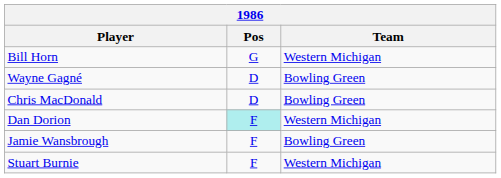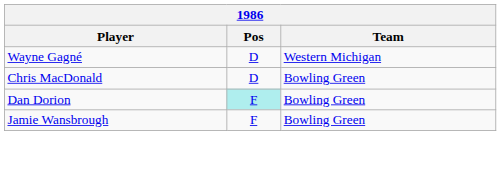- row: (33, 57)
(324, 78) Bowling Green -> (332, 57) Western Michigan
(332, 120) Western Michigan -> (324, 99) Bowling Green
- row: (43, 162)
